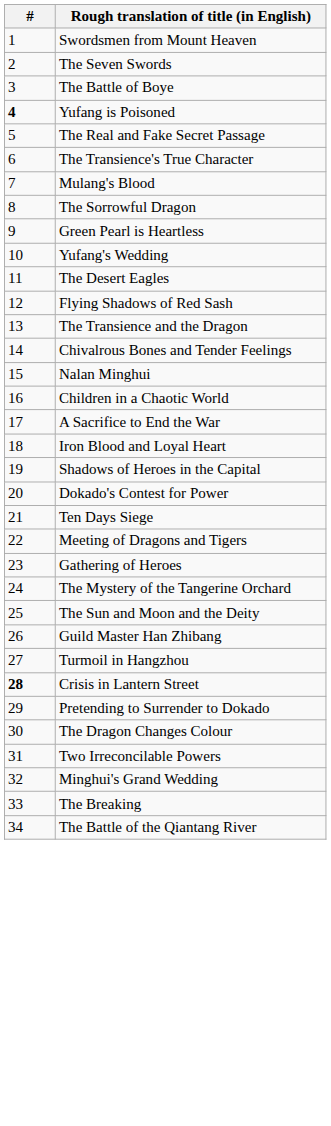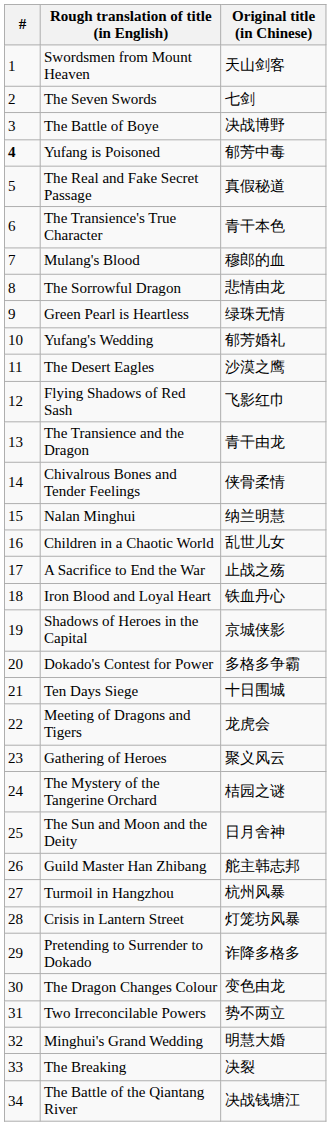+ column: (274, 24)
(15, 684) bold -> (15, 919) normal
